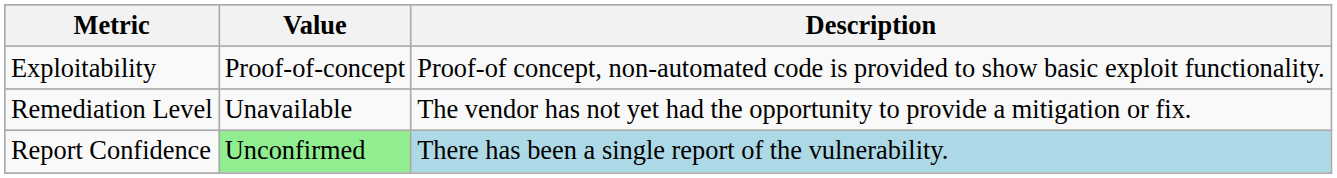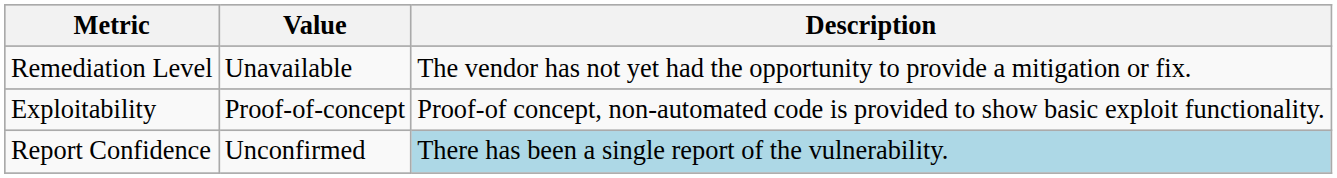rows swapped: (84, 67) <-> (112, 109)
(295, 151) lightgreen background -> (295, 151) no background
